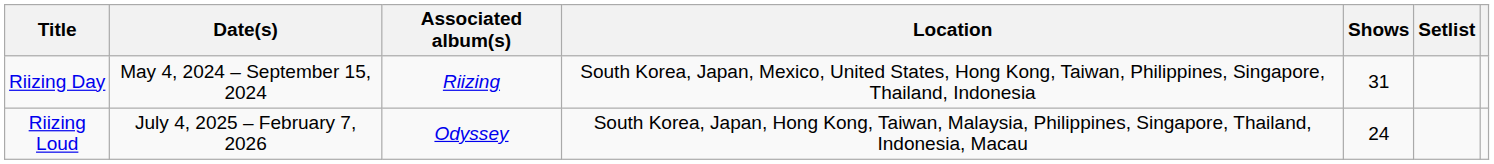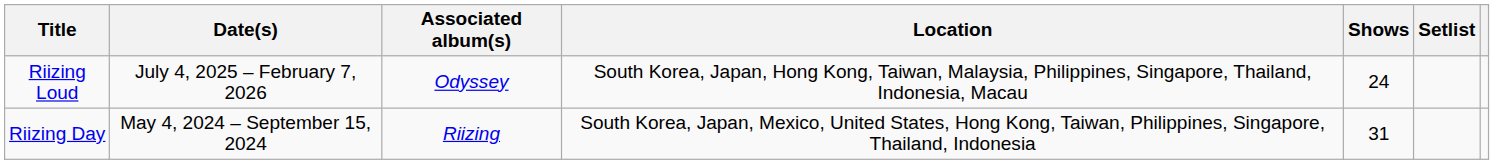rows swapped: (57, 81) <-> (57, 133)
